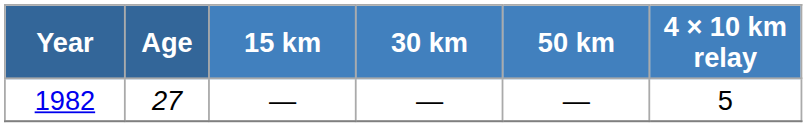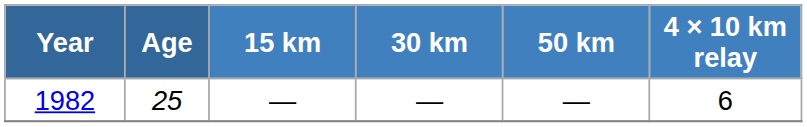(167, 100) 27 -> (167, 100) 25
(725, 100) 5 -> (725, 100) 6
